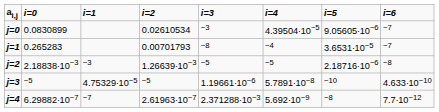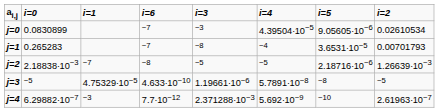columns swapped: (148, 13) <-> (389, 13)
(87, 62) −3 -> (87, 62) −7
(330, 79) −10 -> (322, 79) −8
(87, 97) −7 -> (87, 97) −3
(328, 97) −8 -> (324, 97) −10
